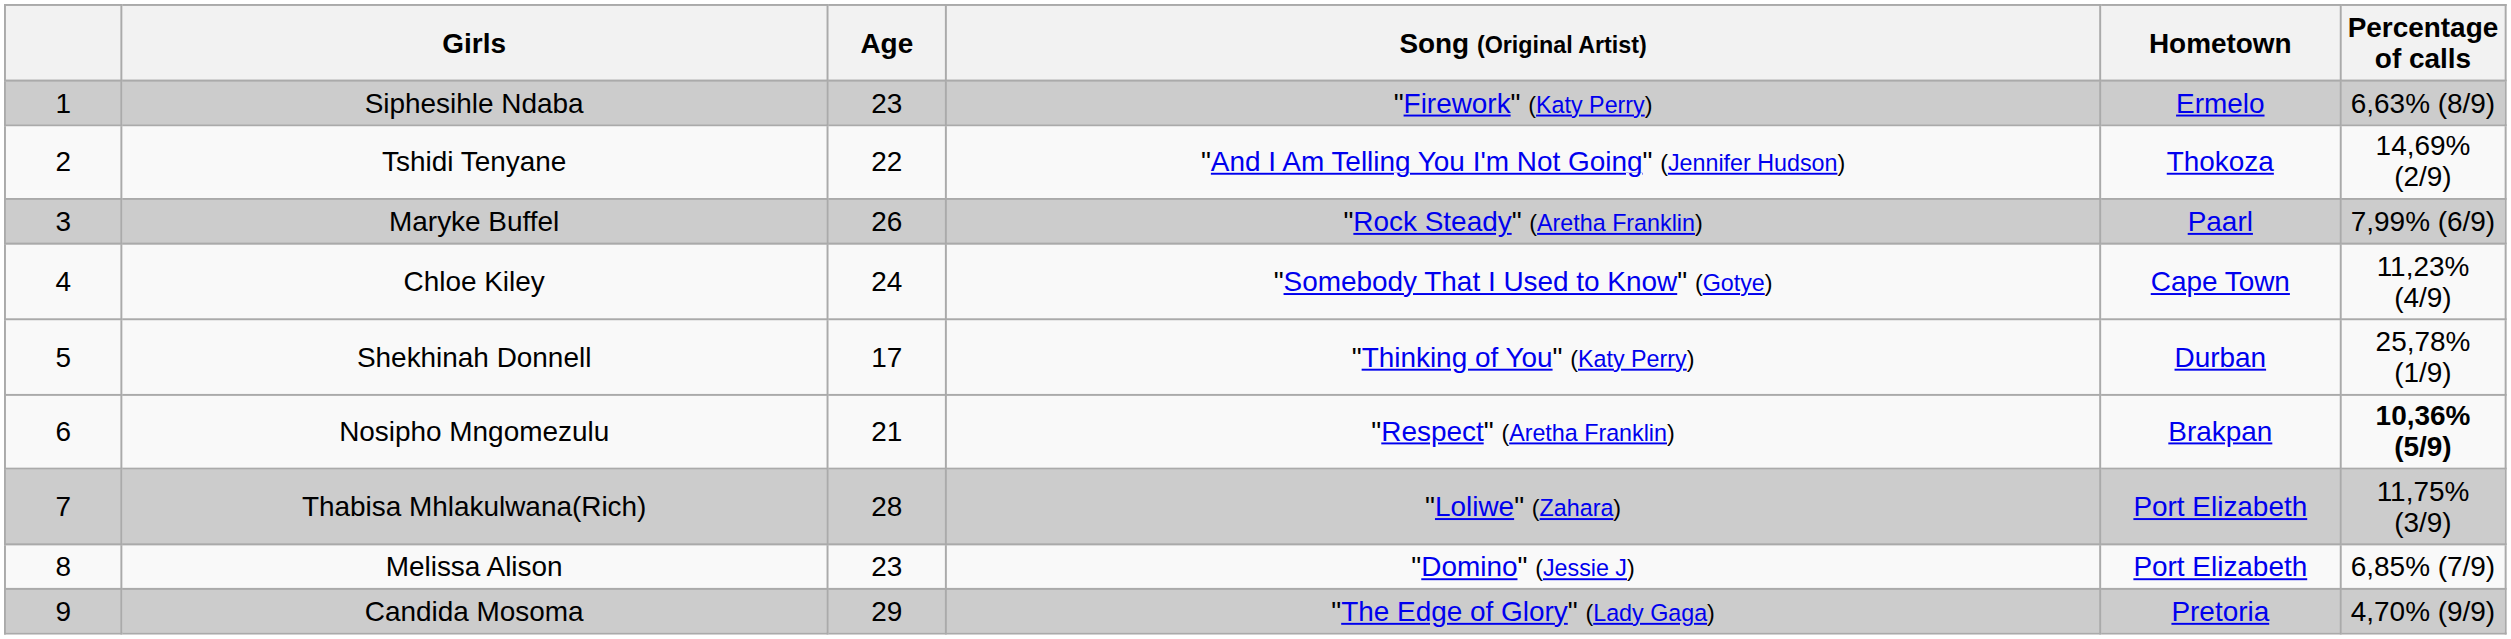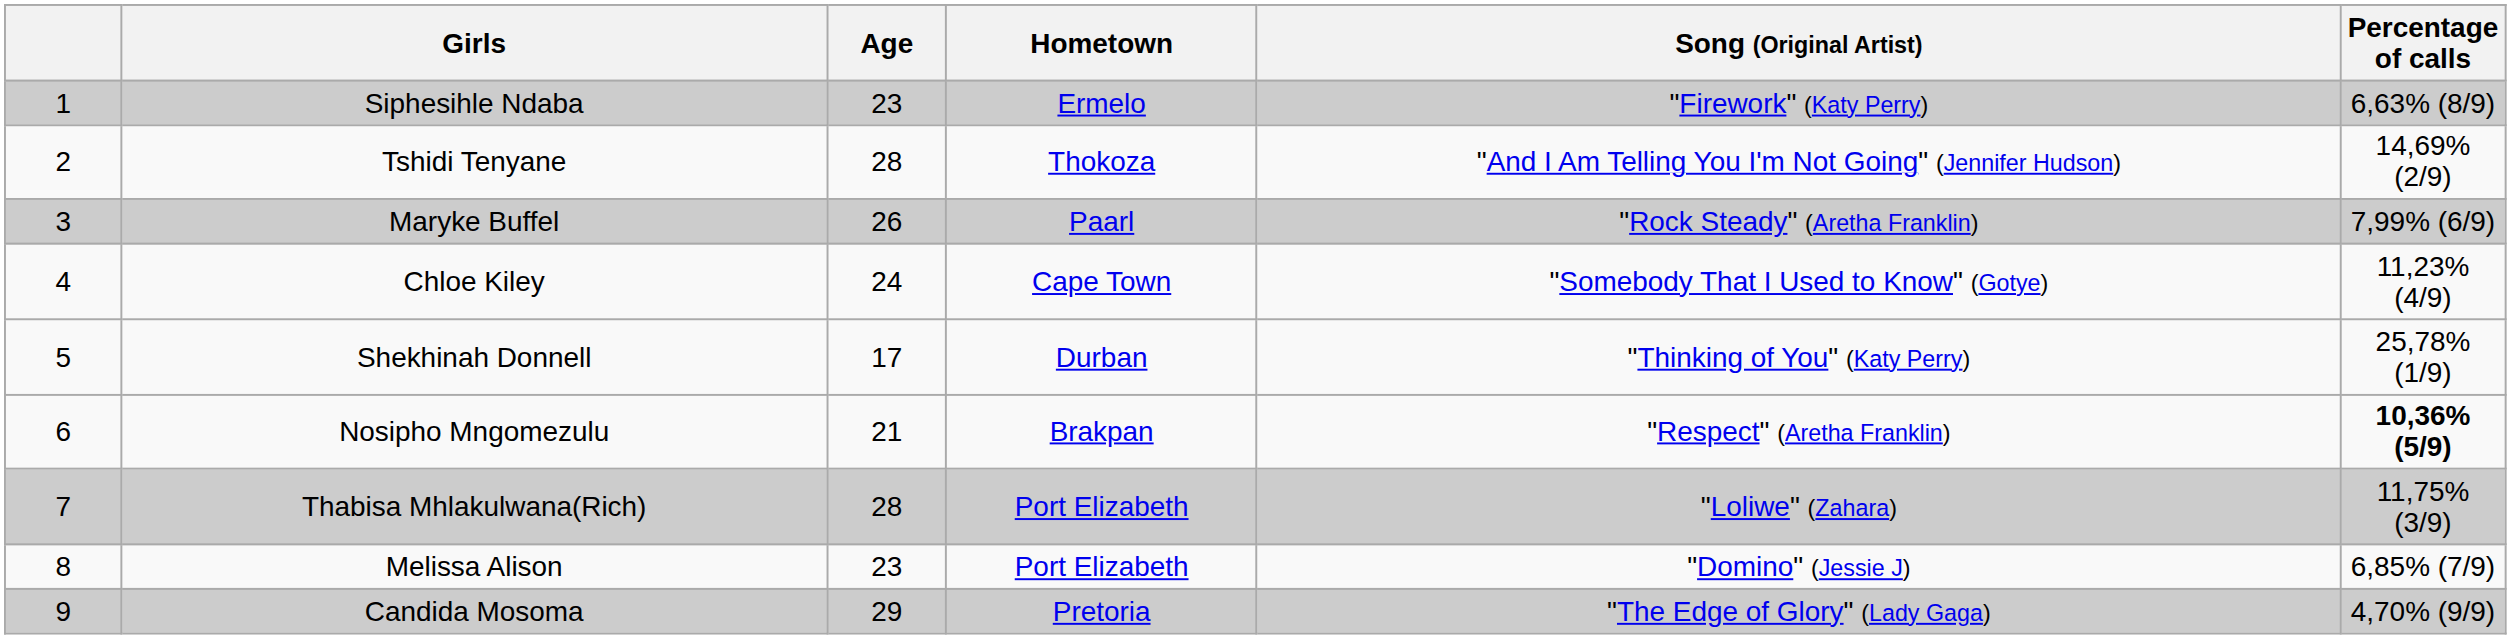columns swapped: (2220, 43) <-> (1523, 43)
(887, 162) 22 -> (887, 162) 28
